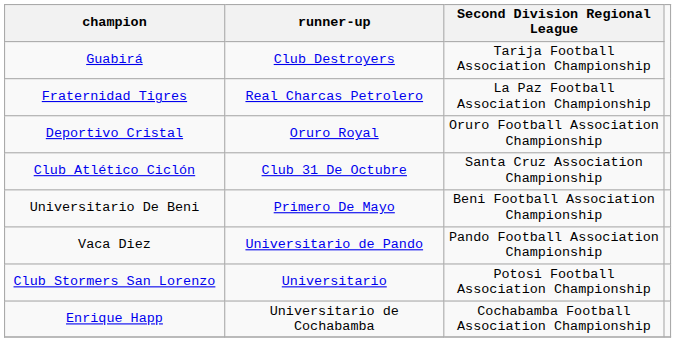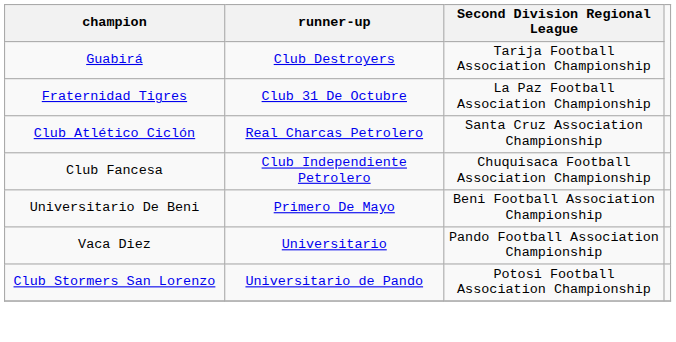(334, 97) Real Charcas Petrolero -> (334, 97) Club 31 De Octubre
- row: (114, 134)
(334, 171) Club 31 De Octubre -> (334, 134) Real Charcas Petrolero
+ row: (114, 171)
(334, 245) Universitario de Pando -> (334, 245) Universitario
(334, 282) Universitario -> (334, 282) Universitario de Pando
- row: (114, 319)
